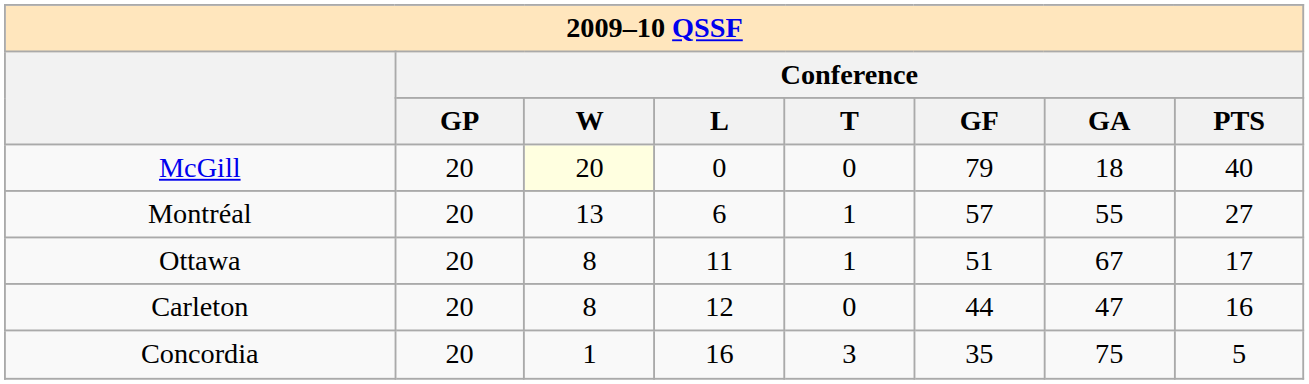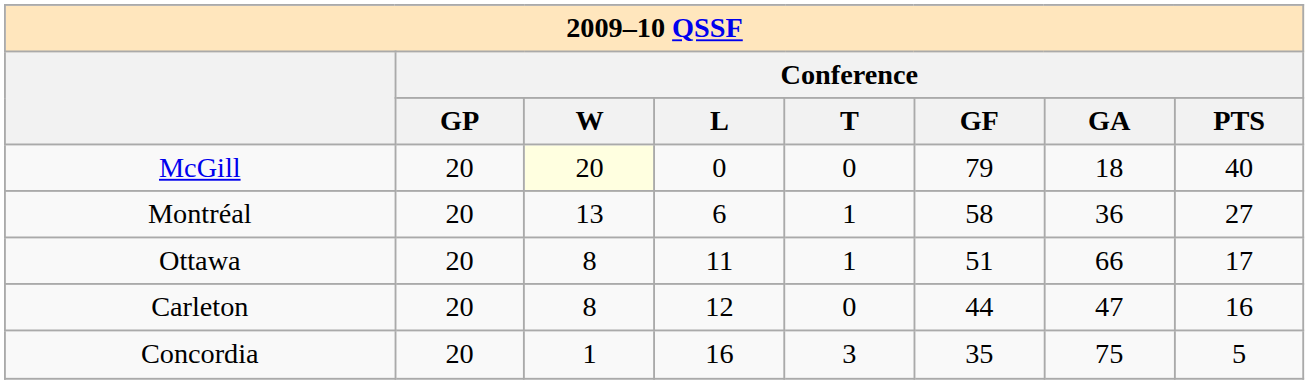(979, 214) 57 -> (979, 214) 58
(1109, 214) 55 -> (1109, 214) 36
(1109, 261) 67 -> (1109, 261) 66
